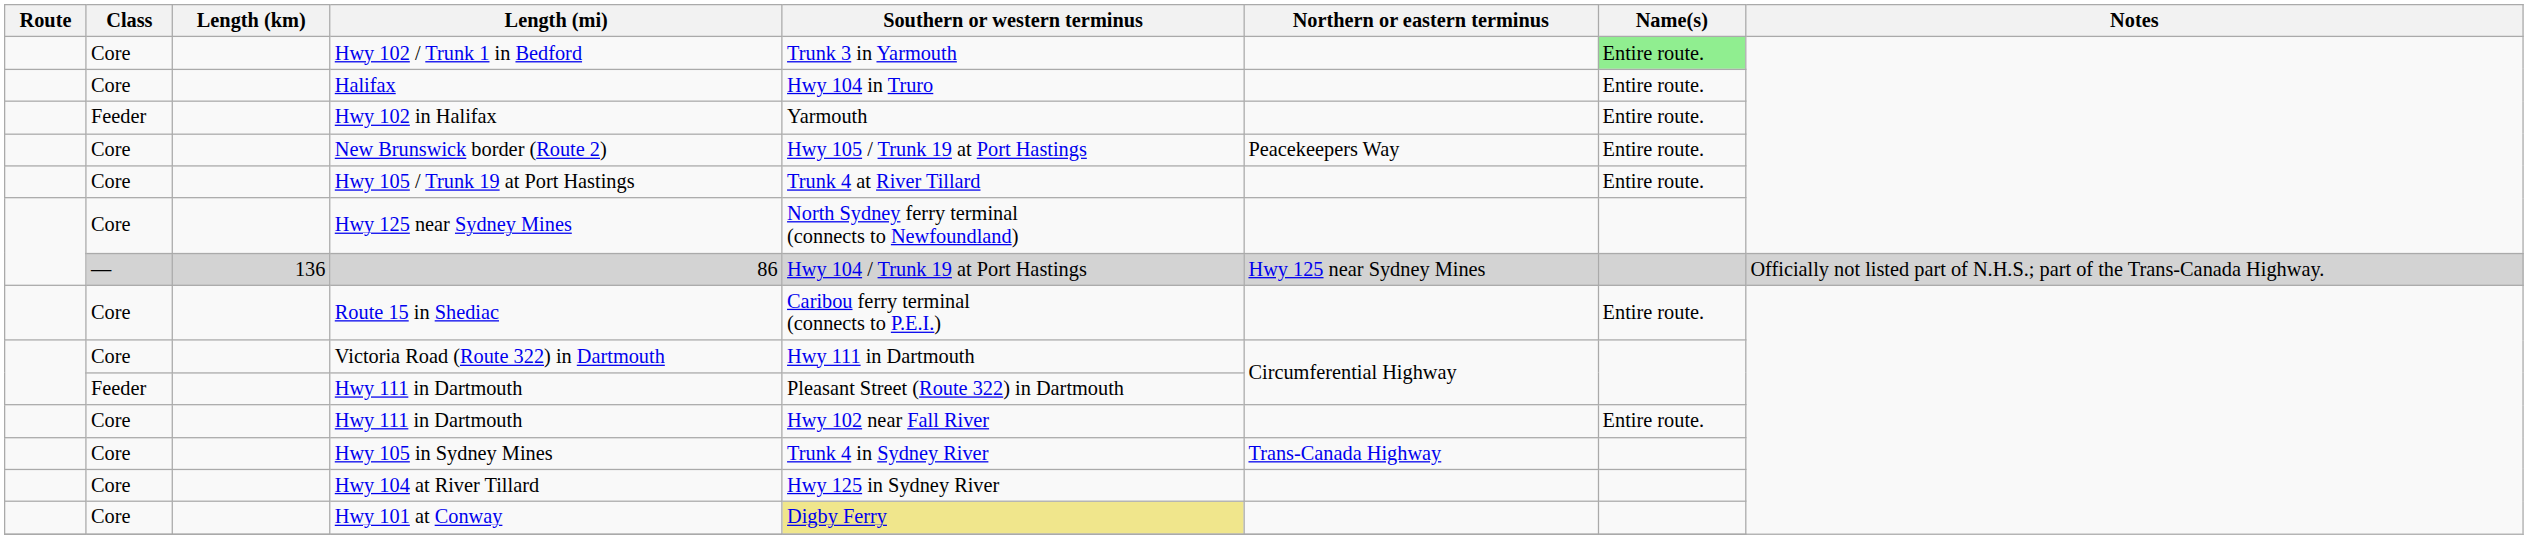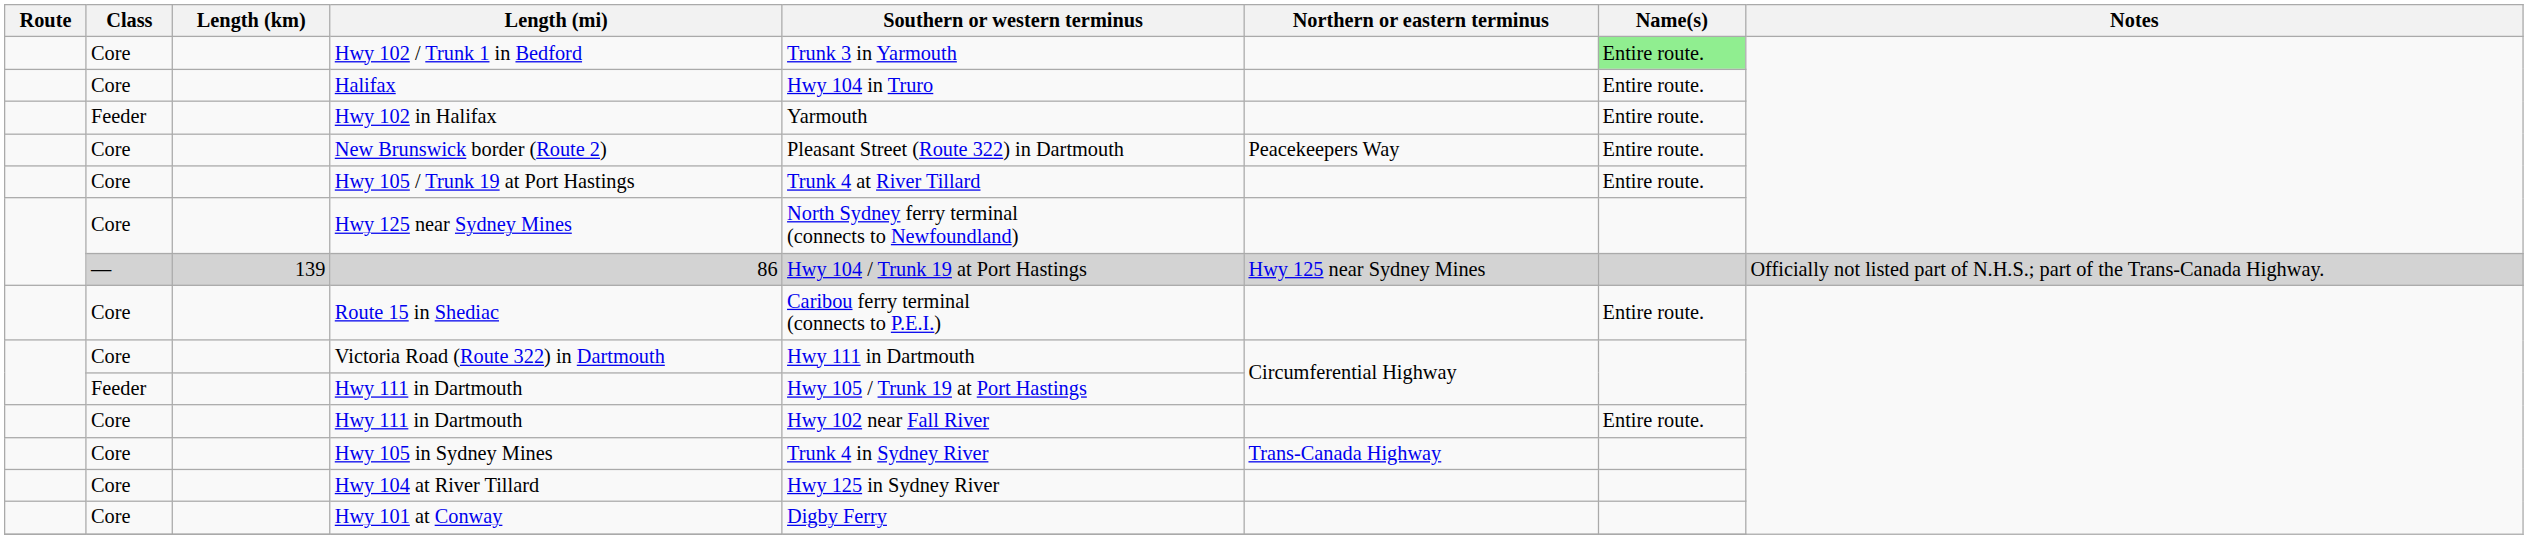(937, 149) Hwy 105 / Trunk 19 at Port Hastings -> (956, 149) Pleasant Street (Route 322) in Dartmouth
(310, 269) 136 -> (310, 269) 139
(956, 388) Pleasant Street (Route 322) in Dartmouth -> (937, 388) Hwy 105 / Trunk 19 at Port Hastings
(837, 517) khaki background -> (837, 517) no background
